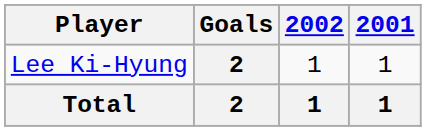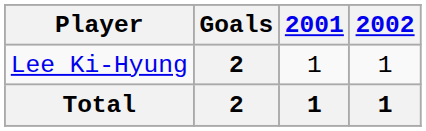columns swapped: (385, 25) <-> (314, 25)
